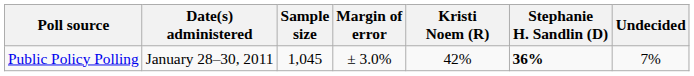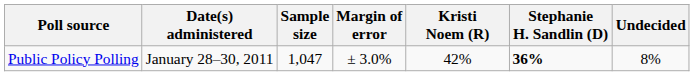(305, 58) 1,045 -> (305, 58) 1,047
(651, 58) 7% -> (651, 58) 8%
